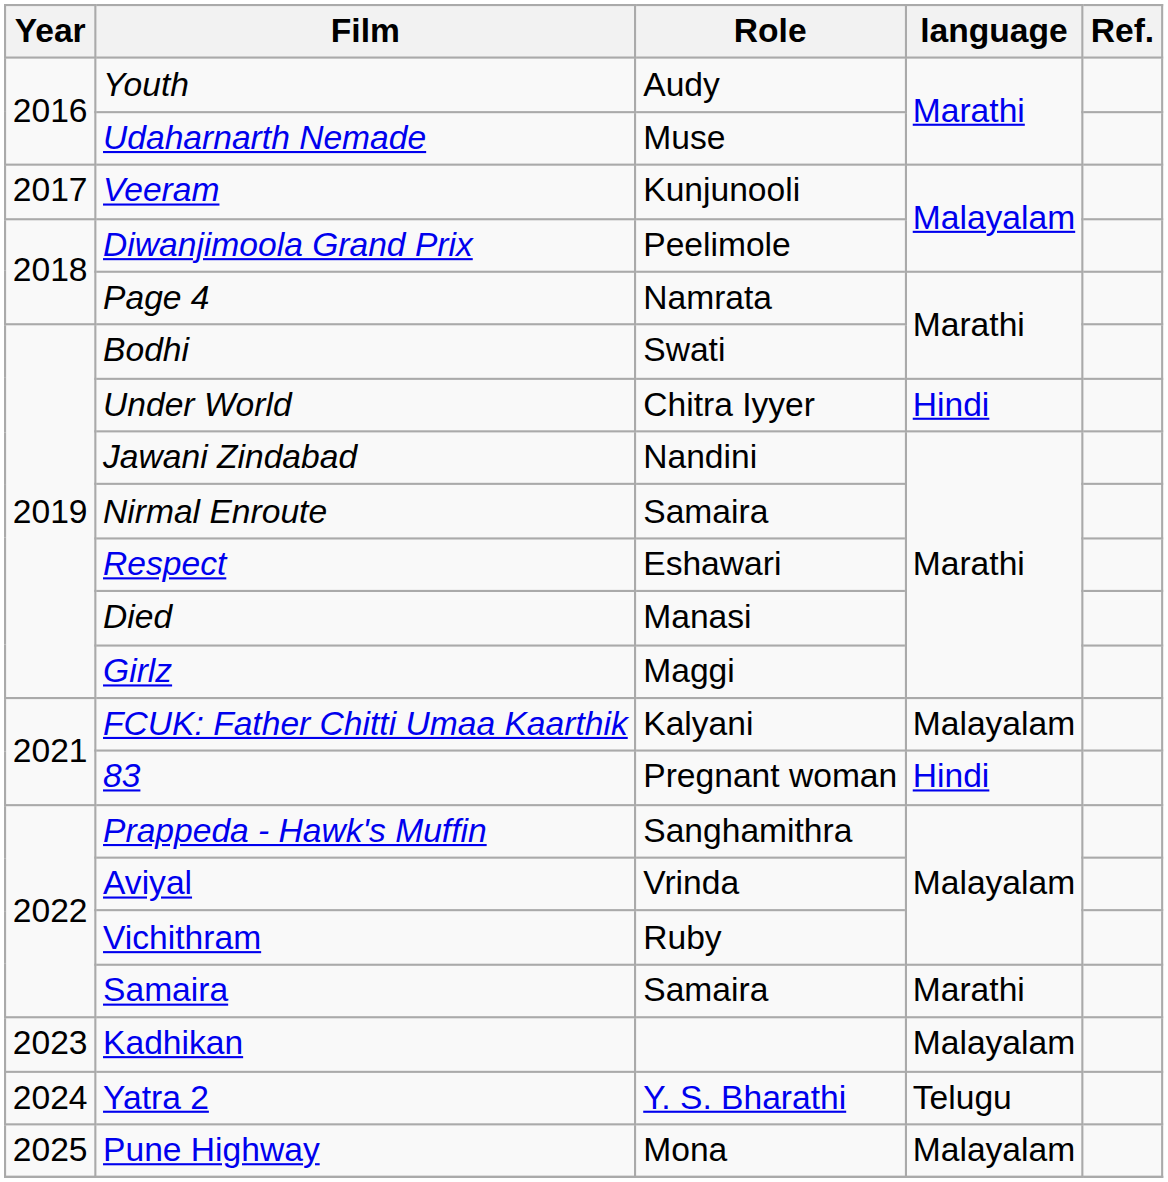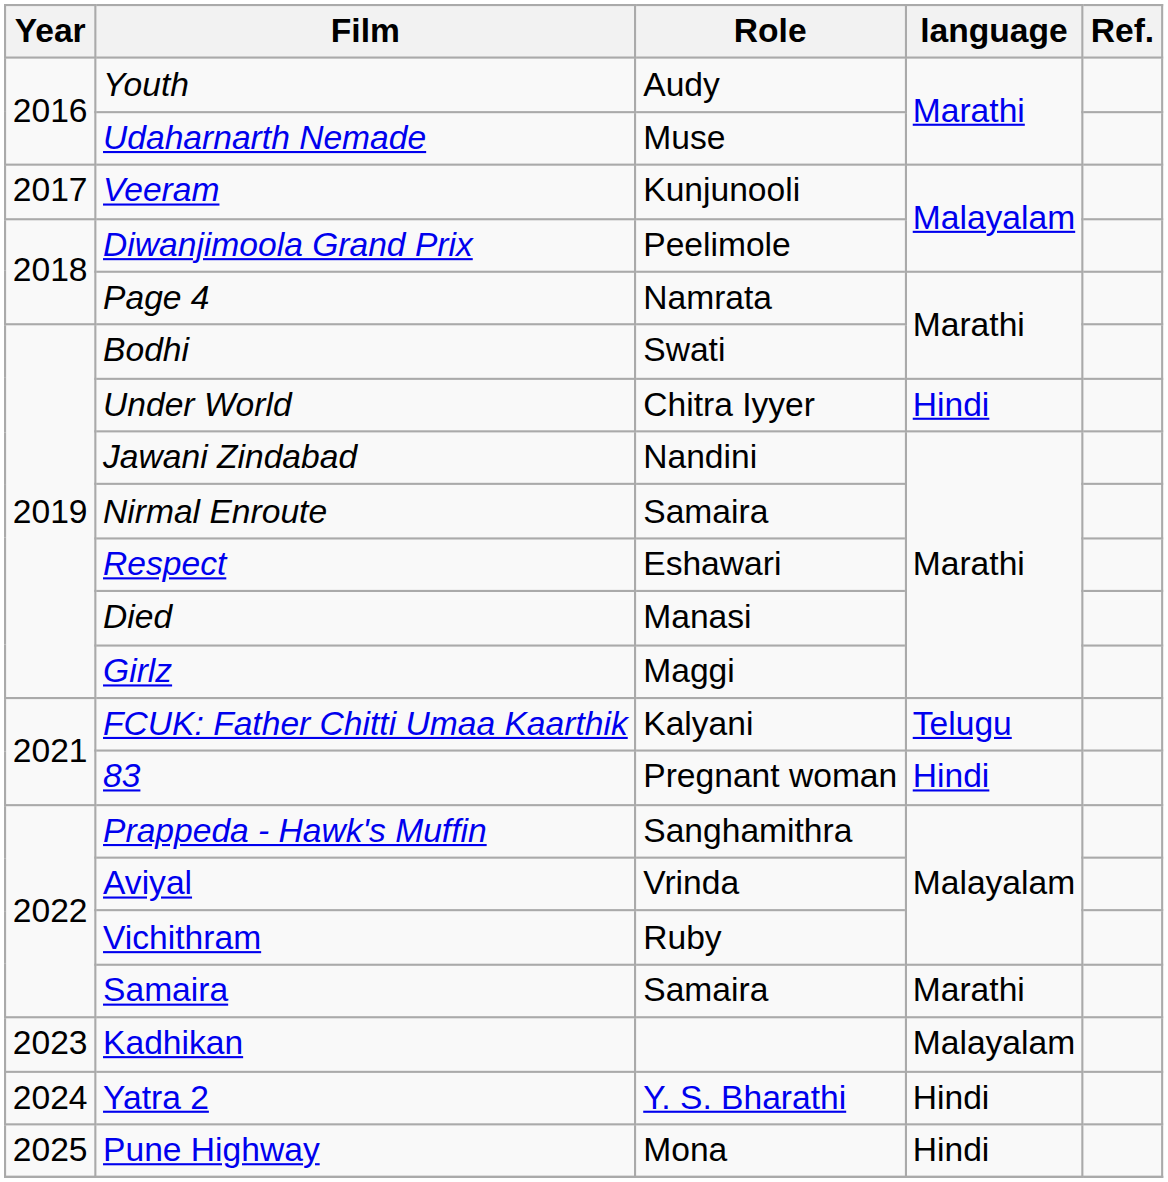(994, 723) Malayalam -> (962, 723) Telugu
(962, 1096) Telugu -> (951, 1096) Hindi
(994, 1150) Malayalam -> (951, 1150) Hindi
